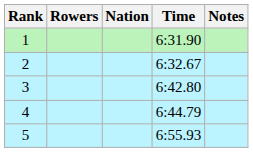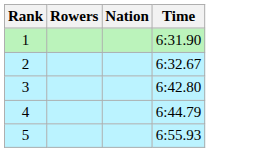- column: (226, 16)
